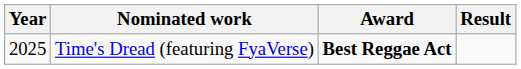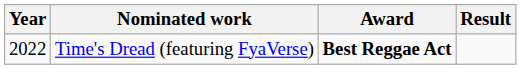(28, 49) 2025 -> (28, 49) 2022
